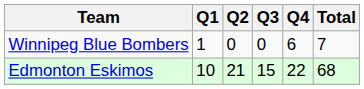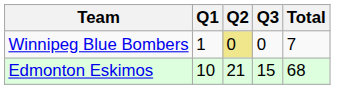- column: (298, 17)
(231, 44) no background -> (231, 44) khaki background
